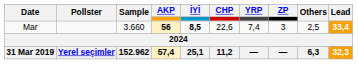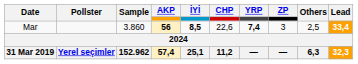(134, 27) 3.660 -> (134, 27) 3.860
(254, 27) normal -> (254, 27) bold
